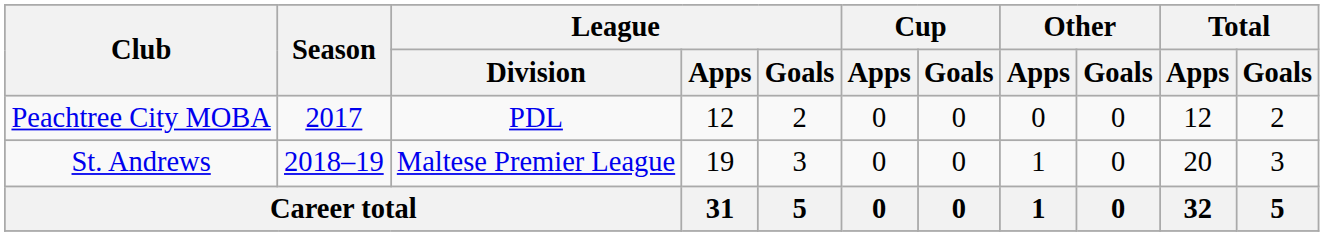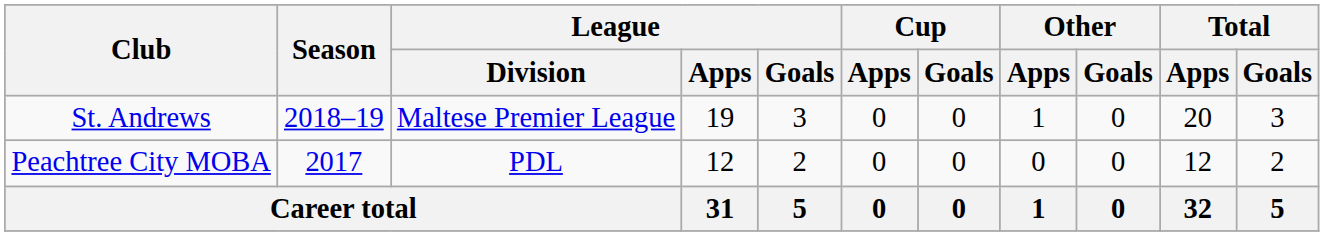rows swapped: (141, 117) <-> (141, 162)
